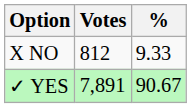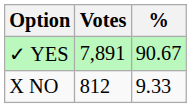rows swapped: (39, 86) <-> (34, 52)
